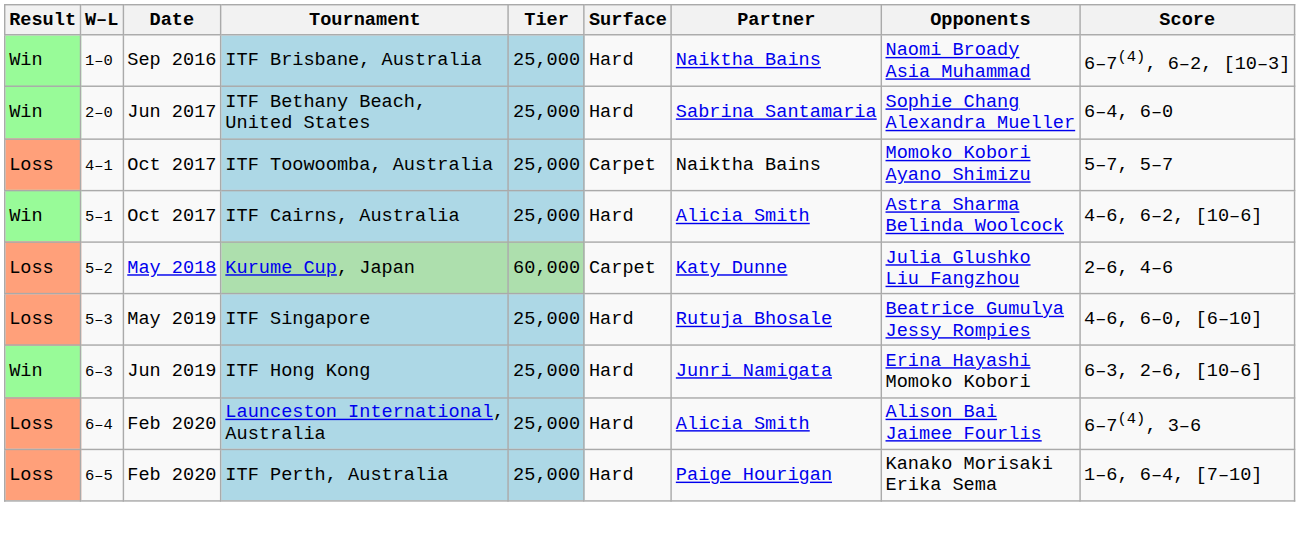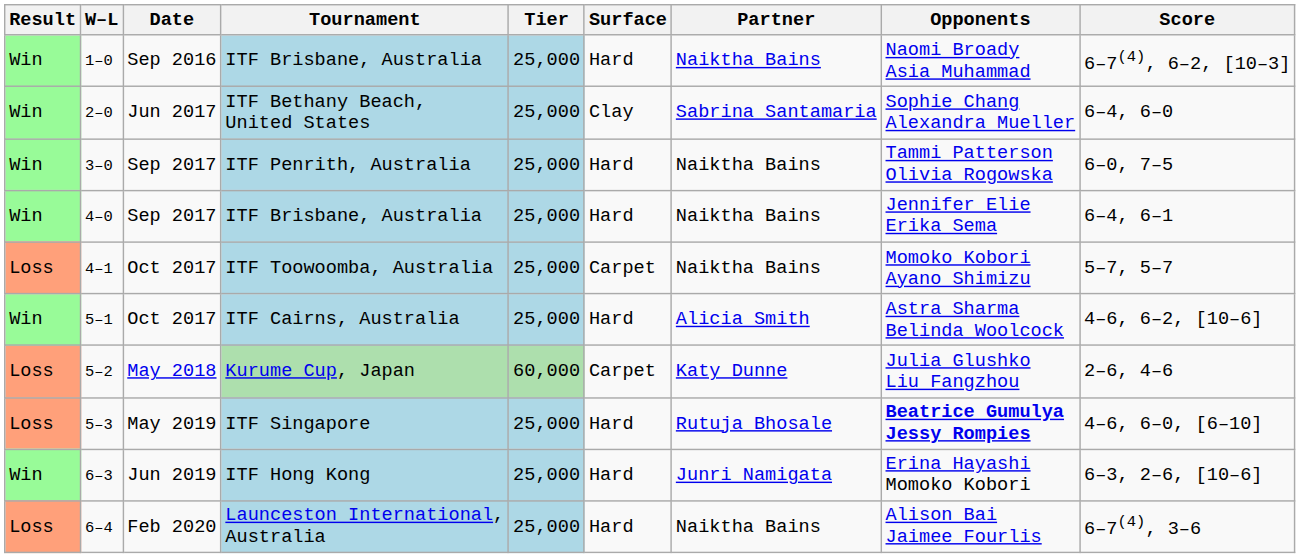(611, 113) Hard -> (611, 113) Clay
+ row: (99, 165)
+ row: (99, 217)
(975, 320) normal -> (975, 423) bold
(743, 423) Alicia Smith -> (748, 527) Naiktha Bains
- row: (99, 476)
